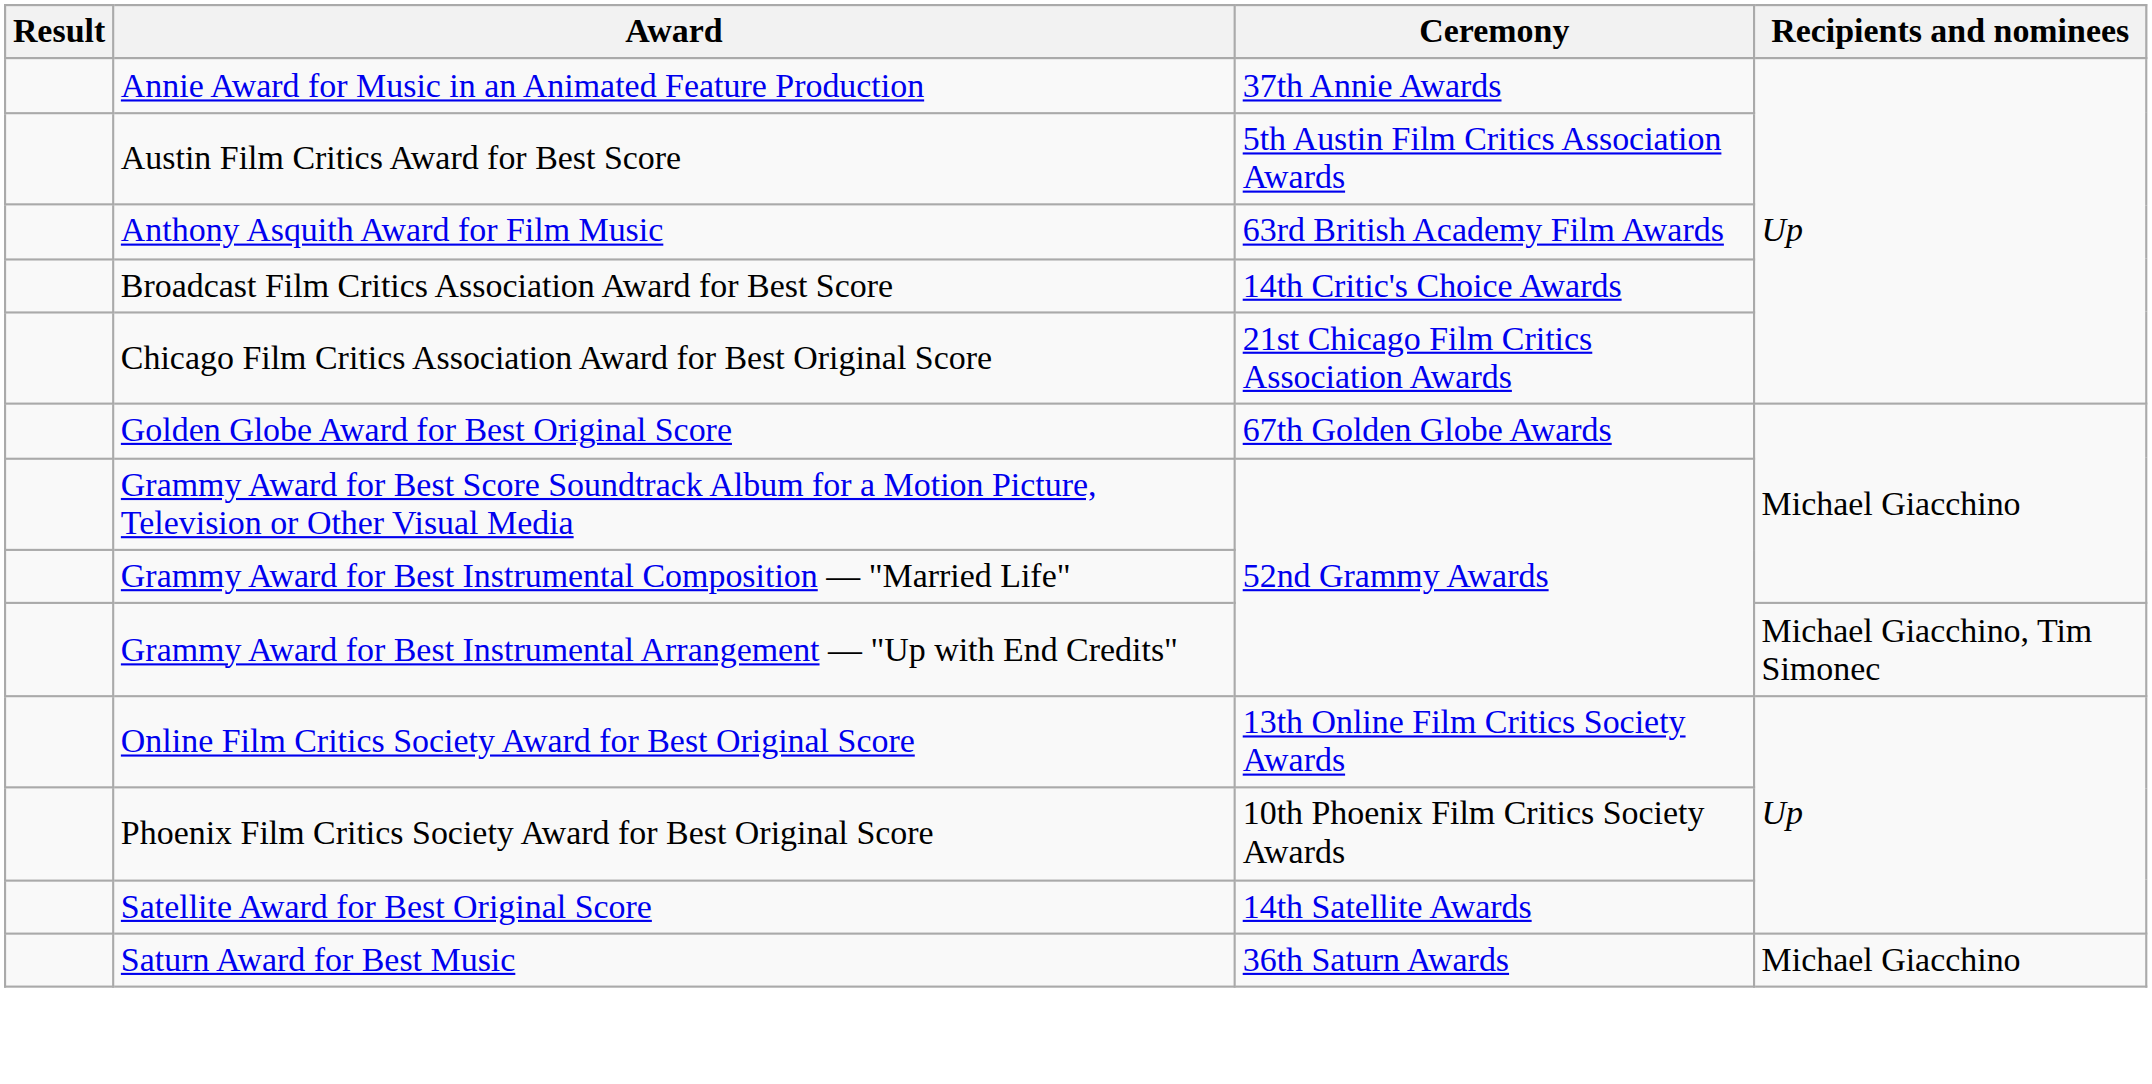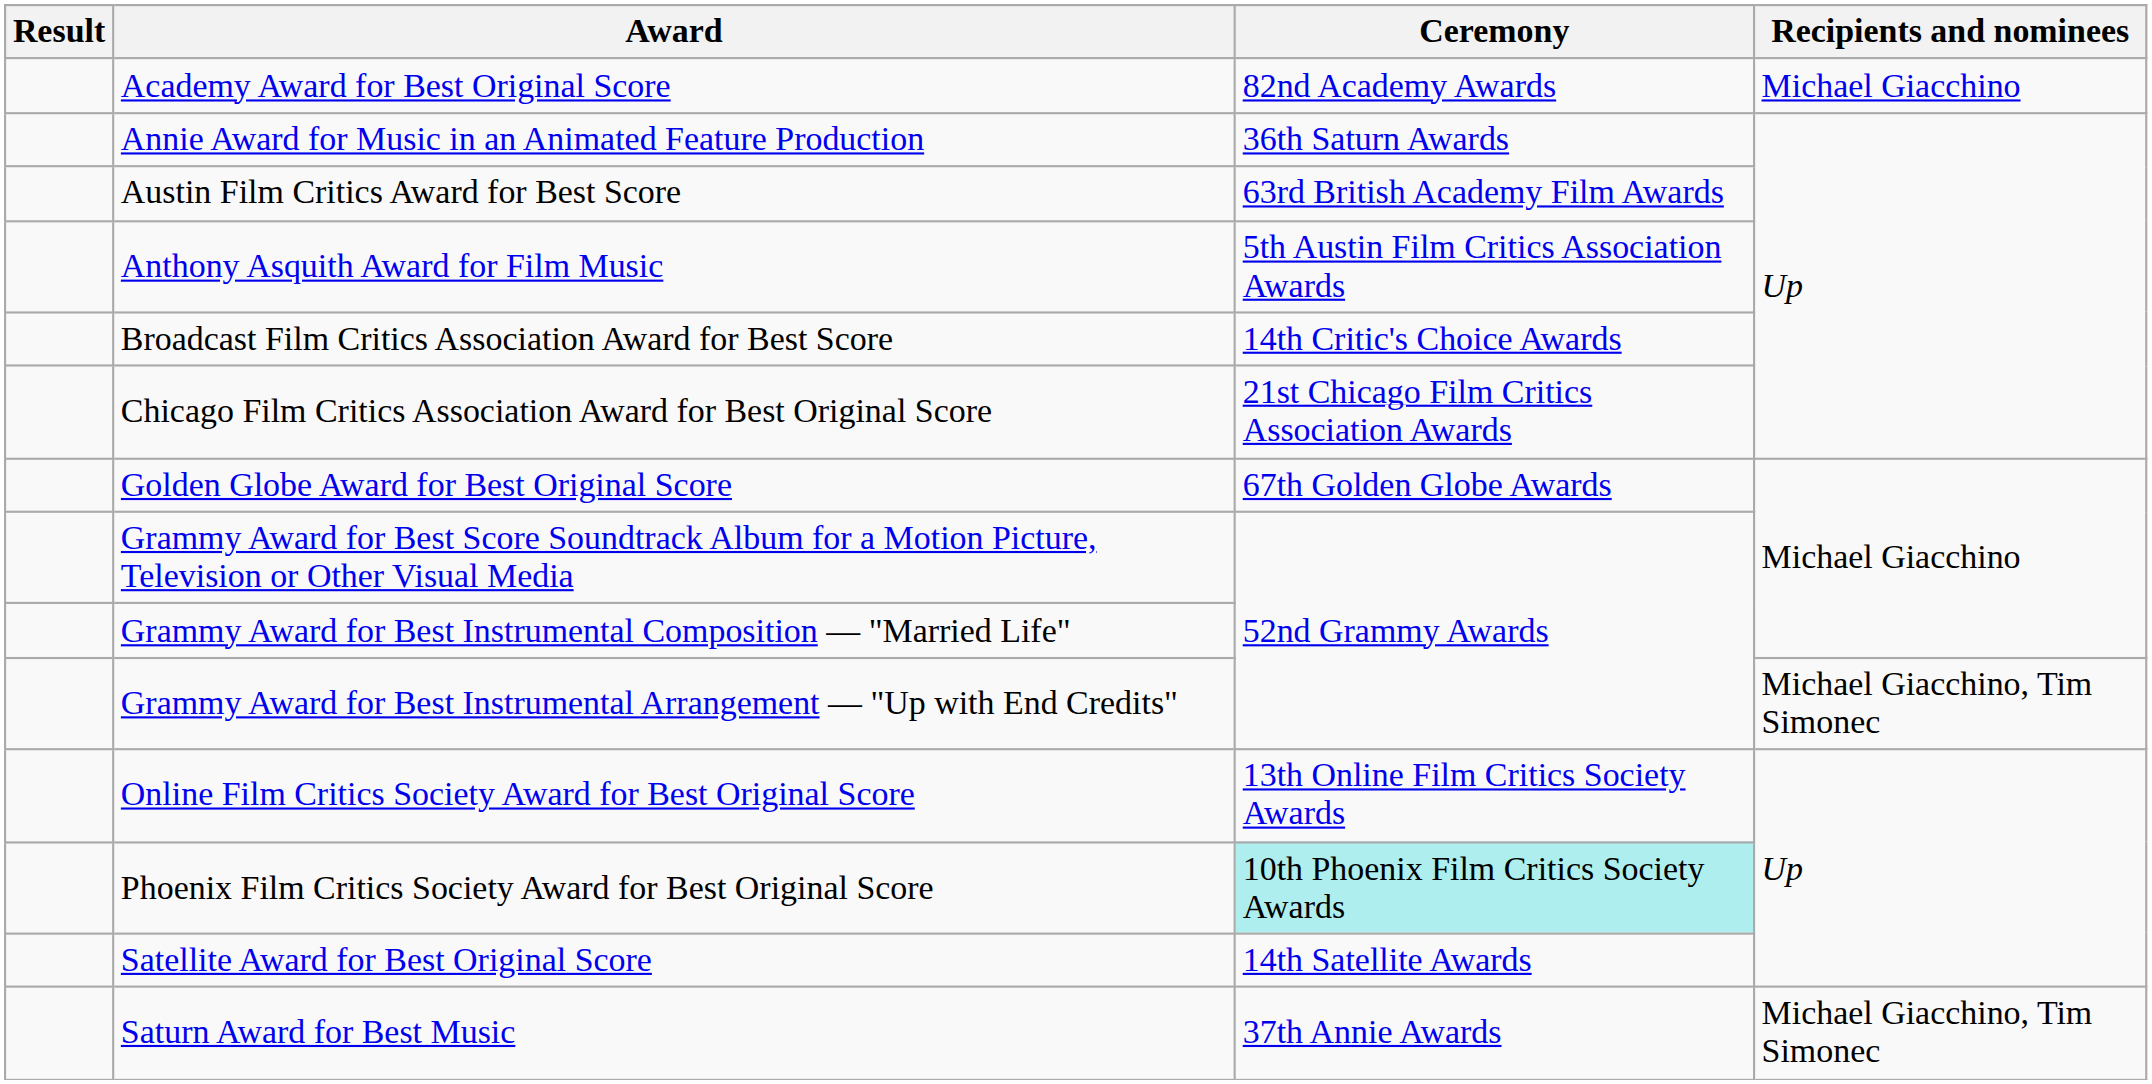+ row: (396, 85)
(1372, 85) 37th Annie Awards -> (1376, 138) 36th Saturn Awards
(1482, 158) 5th Austin Film Critics Association Awards -> (1483, 192) 63rd British Academy Film Awards
(1483, 230) 63rd British Academy Film Awards -> (1482, 265) 5th Austin Film Critics Association Awards
(1474, 833) no background -> (1474, 886) paleturquoise background
(1376, 959) 36th Saturn Awards -> (1372, 1032) 37th Annie Awards
(1891, 959) Michael Giacchino -> (1927, 1032) Michael Giacchino, Tim Simonec
